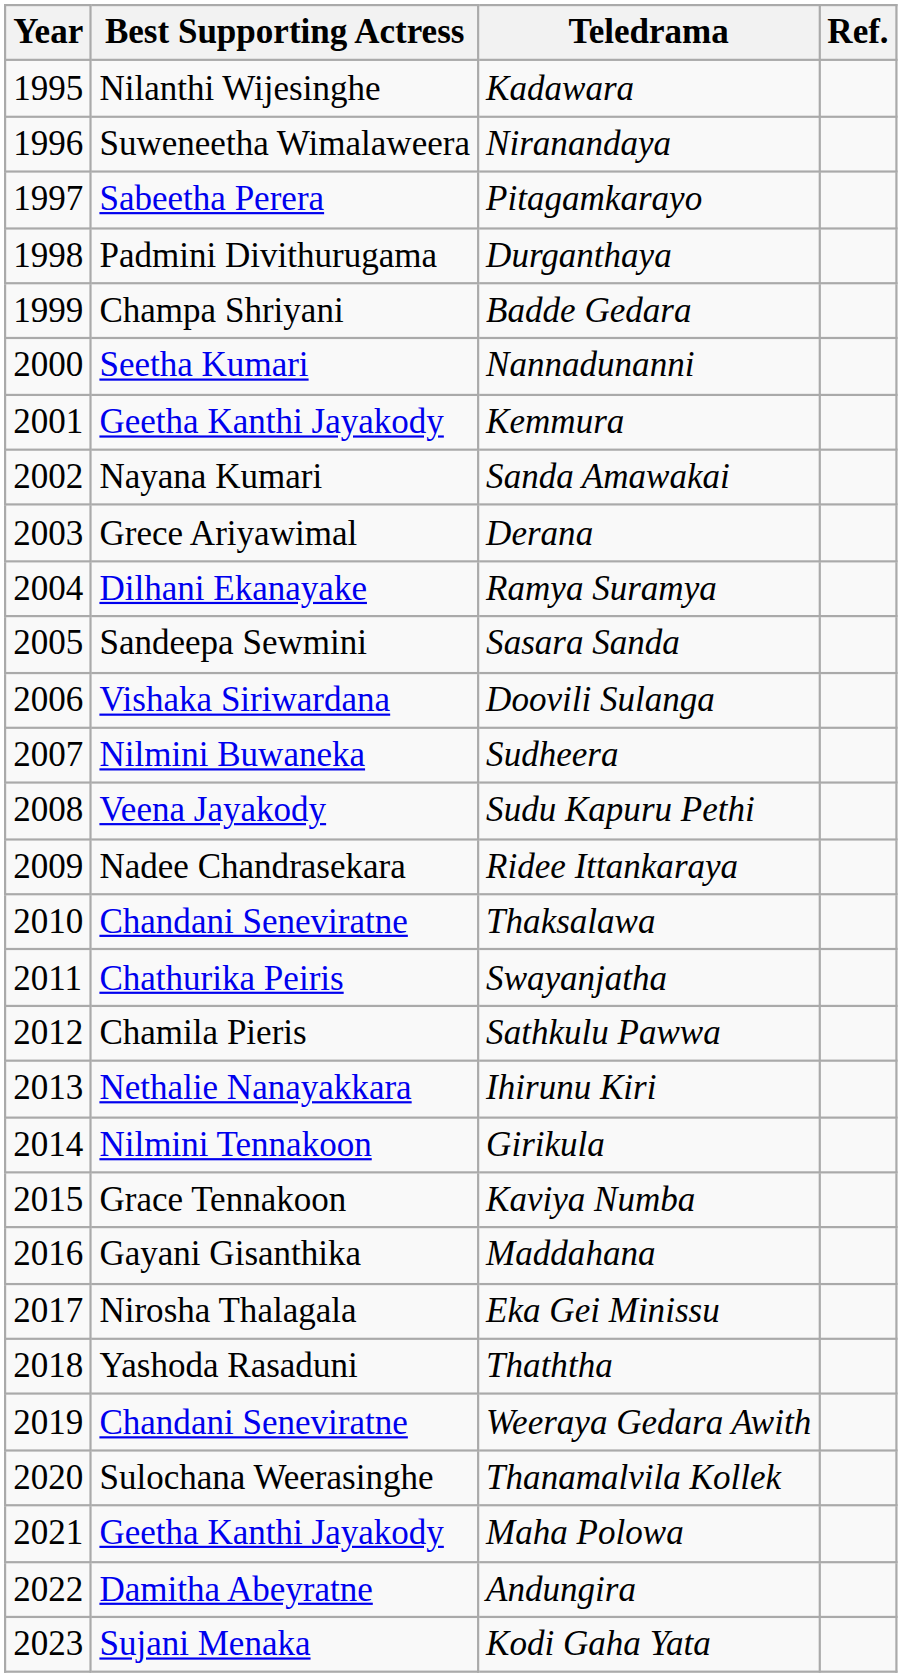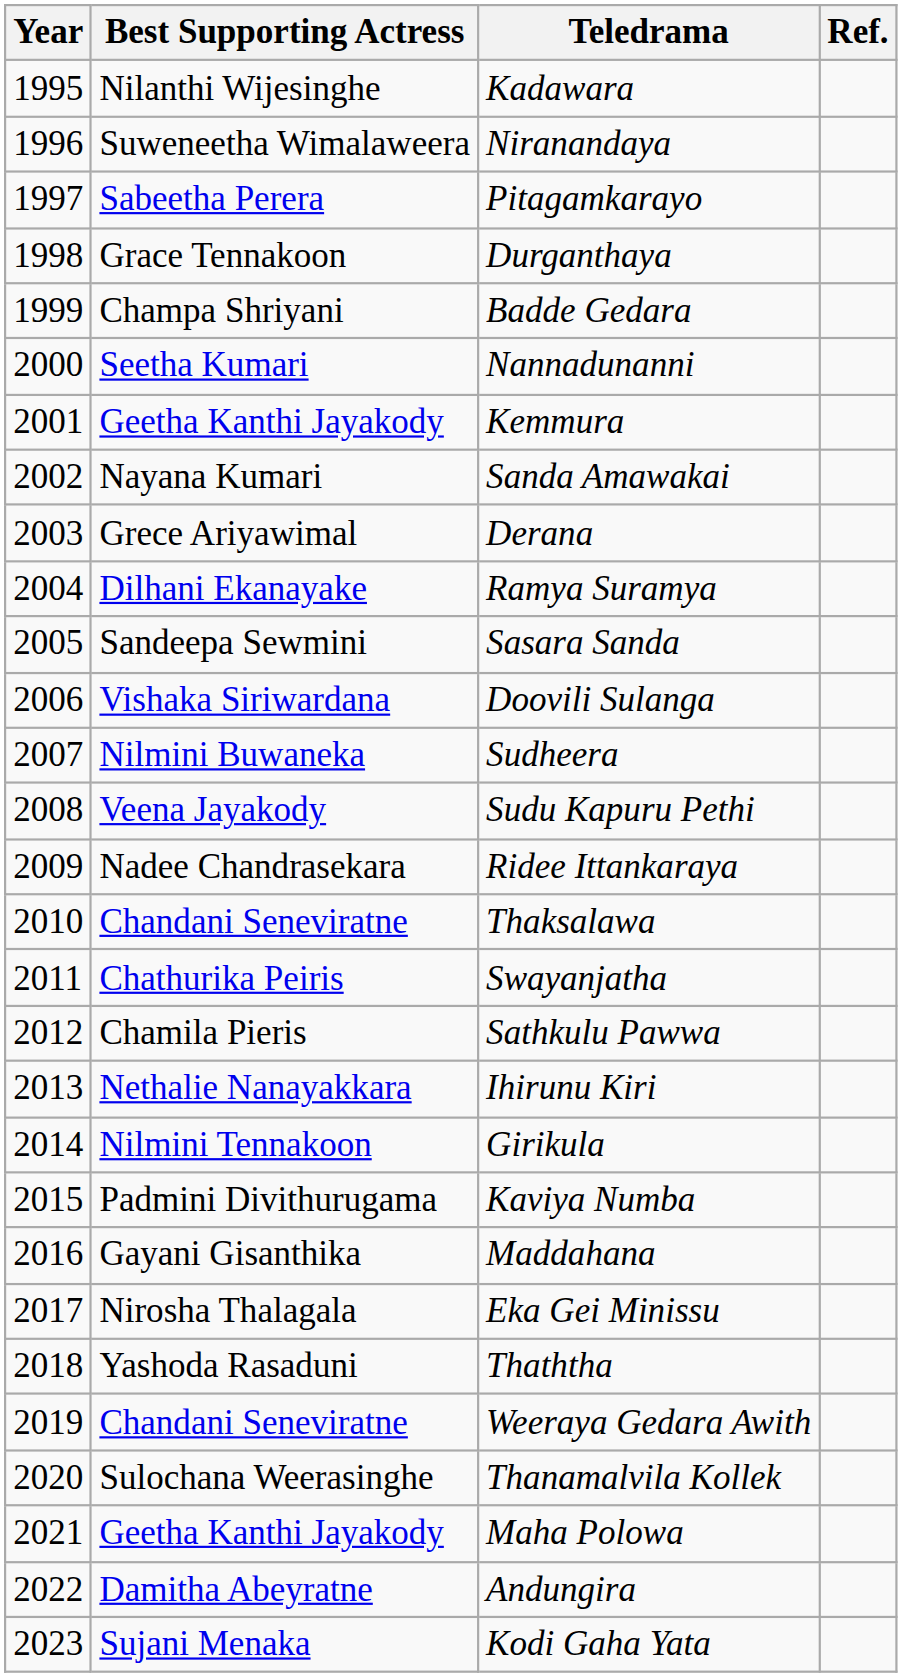(268, 254) Padmini Divithurugama -> (223, 254) Grace Tennakoon
(223, 1199) Grace Tennakoon -> (268, 1199) Padmini Divithurugama
